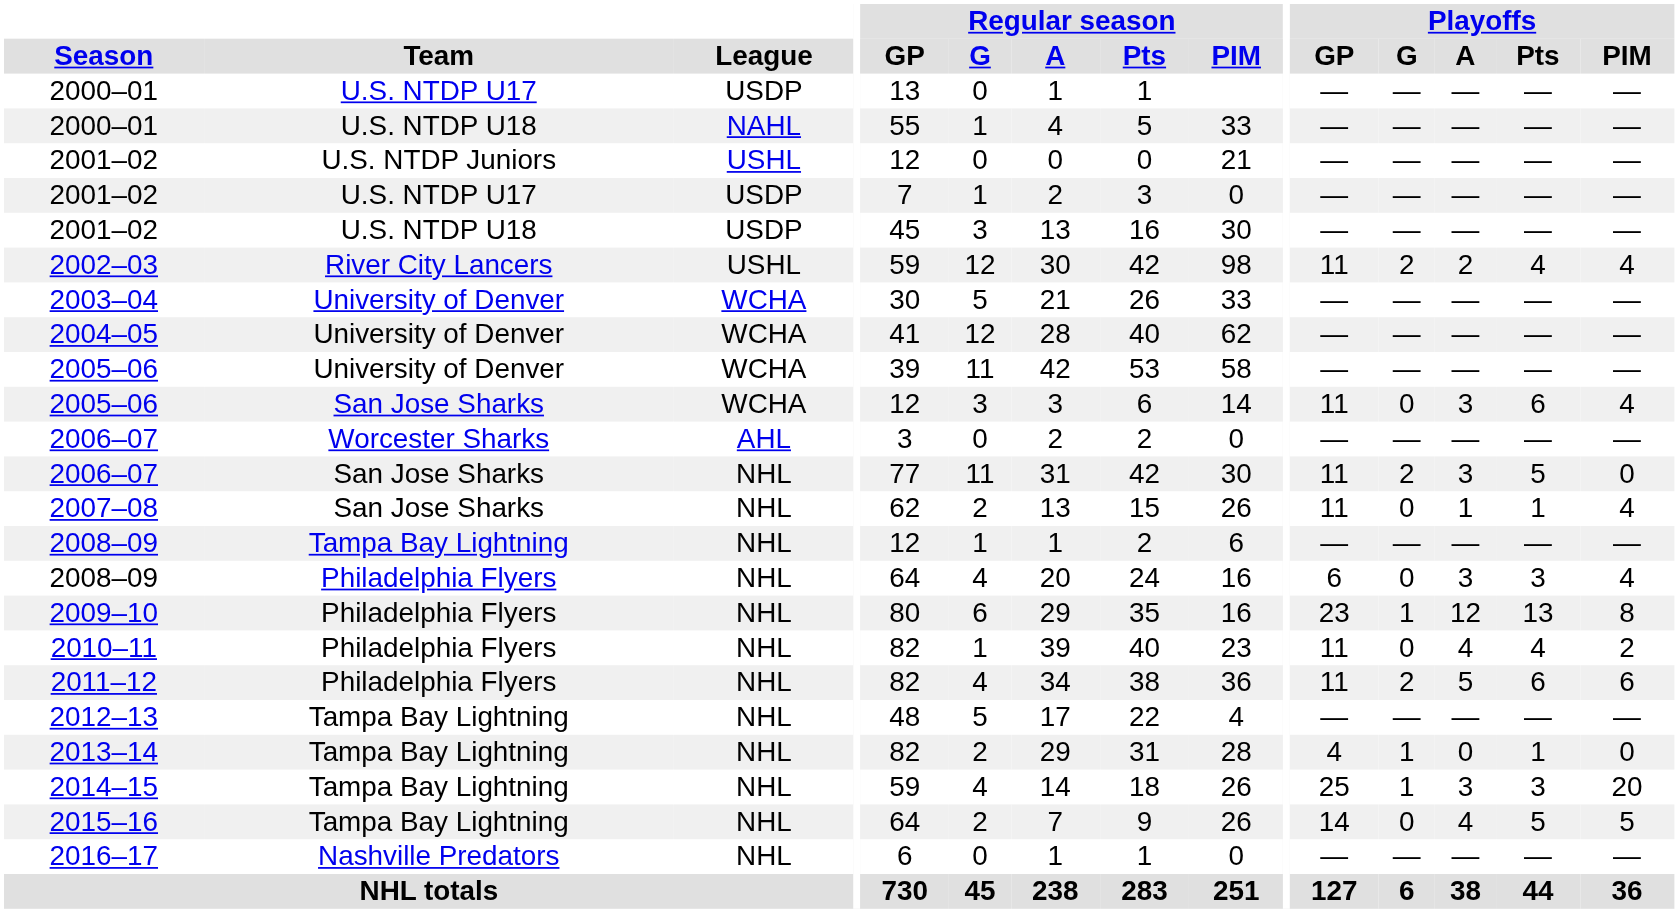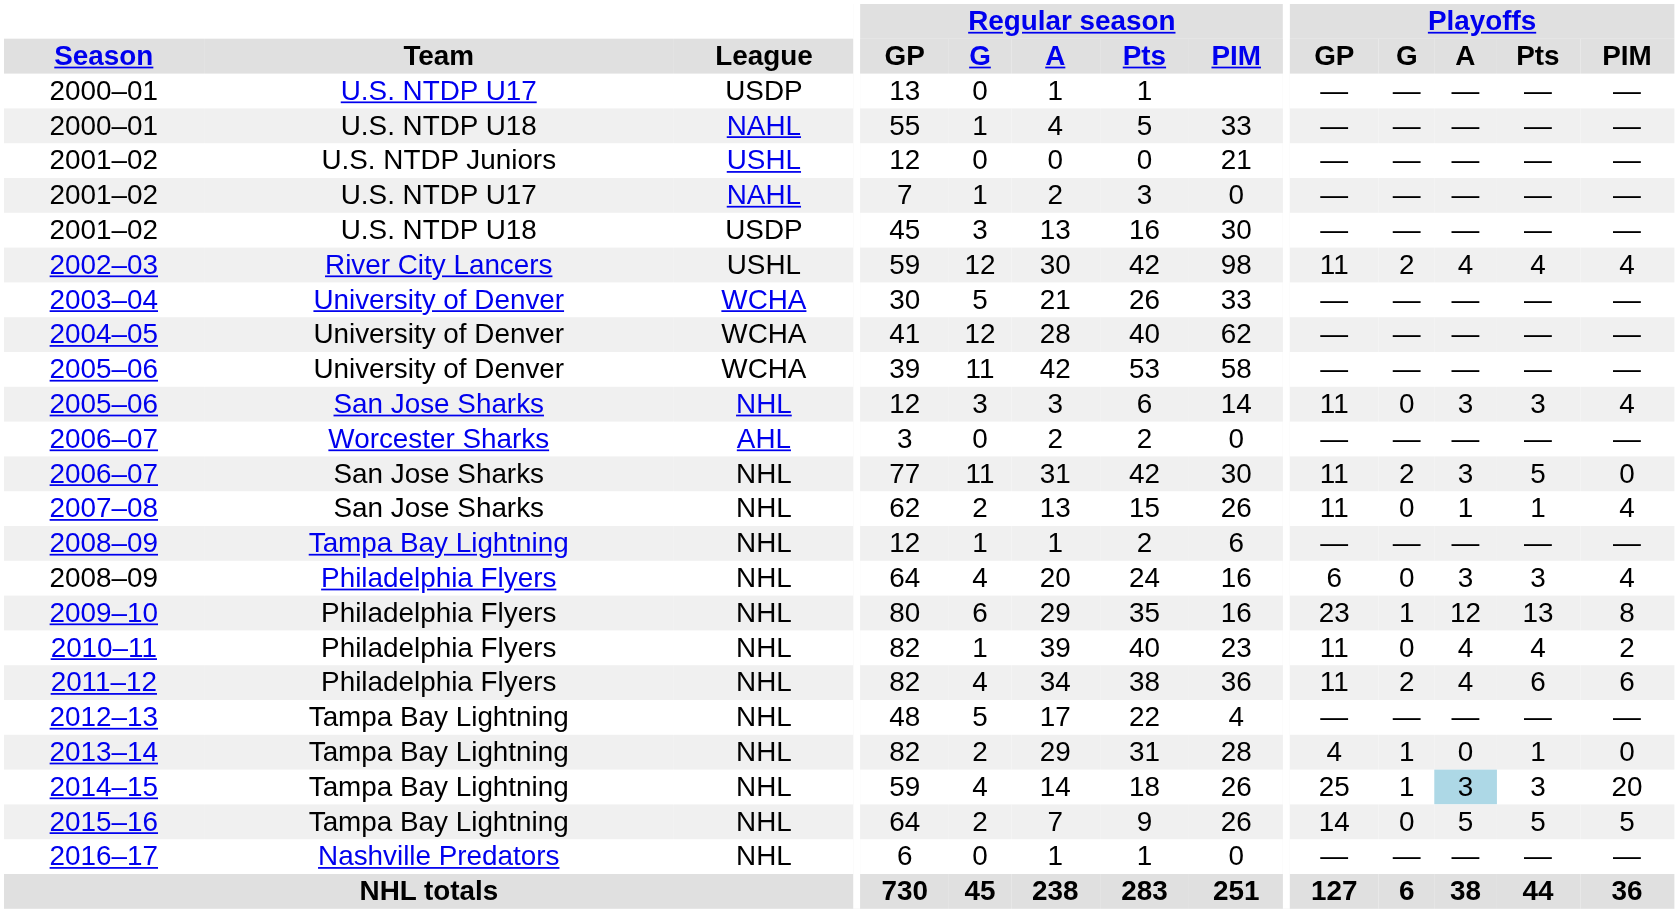(764, 195) USDP -> (764, 195) NAHL
(1465, 264) 2 -> (1465, 264) 4
(764, 403) WCHA -> (764, 403) NHL
(1538, 403) 6 -> (1538, 403) 3
(1465, 682) 5 -> (1465, 682) 4
(1465, 786) no background -> (1465, 786) lightblue background
(1465, 821) 4 -> (1465, 821) 5
